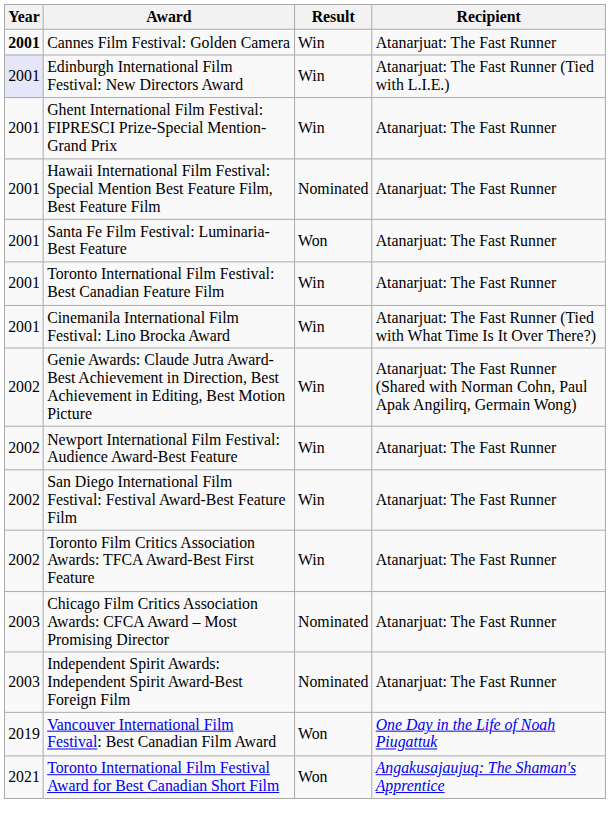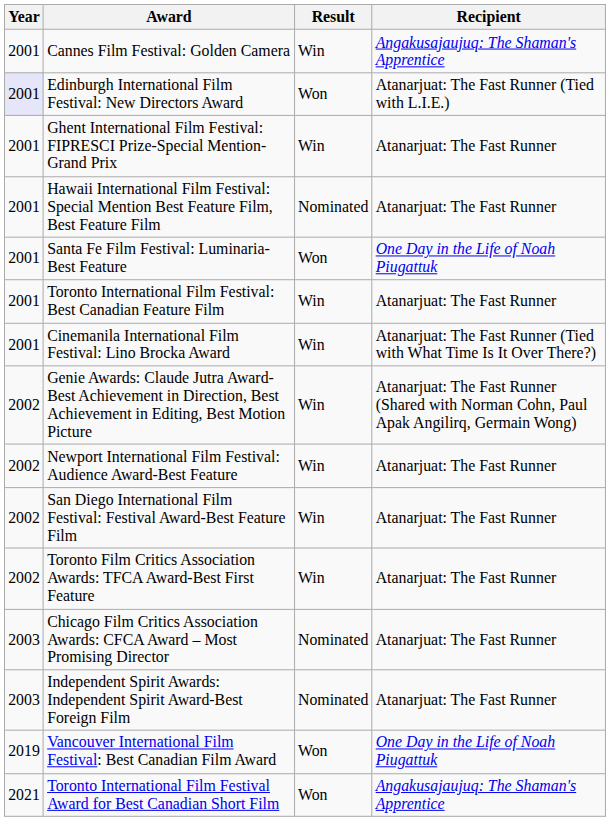(24, 42) bold -> (24, 51) normal
(466, 42) Atanarjuat: The Fast Runner -> (476, 51) Angakusajaujuq: The Shaman's Apprentice
(311, 76) Win -> (313, 94) Won
(466, 240) Atanarjuat: The Fast Runner -> (465, 258) One Day in the Life of Noah Piugattuk
